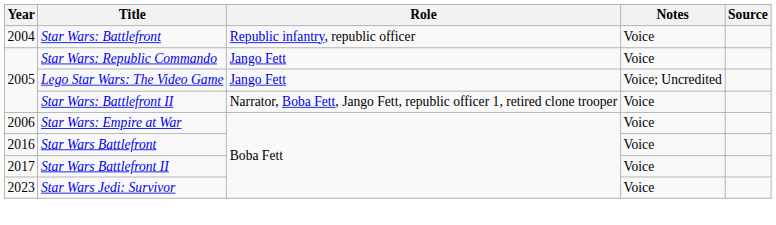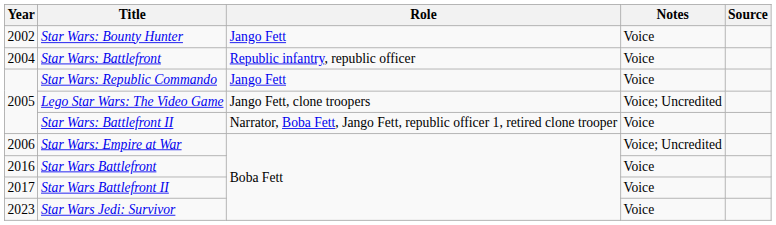+ row: (112, 36)
(258, 79) Jango Fett -> (300, 101) Jango Fett, clone troopers
(639, 123) Voice -> (673, 144) Voice; Uncredited
